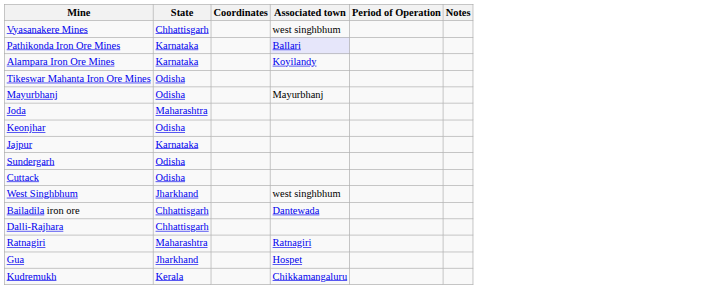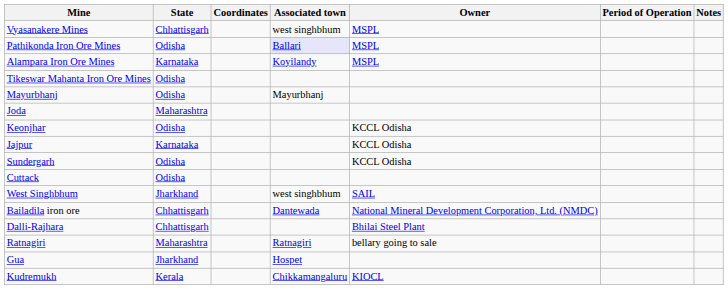+ column: (475, 12)
(177, 45) Karnataka -> (170, 45) Odisha
